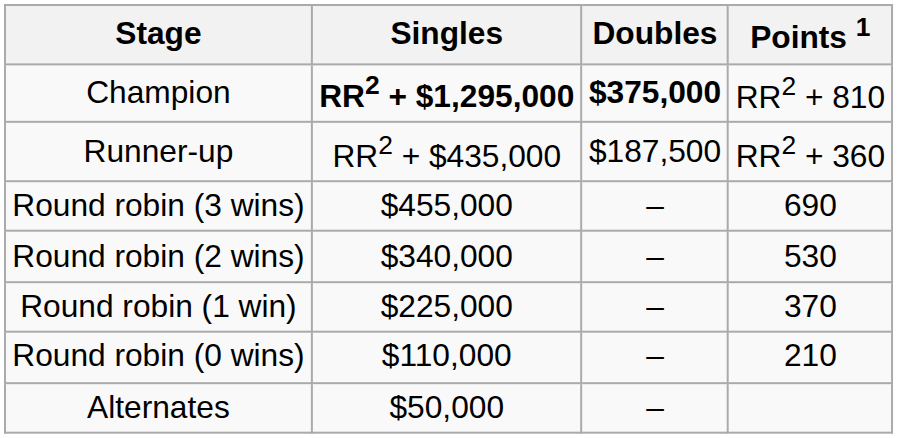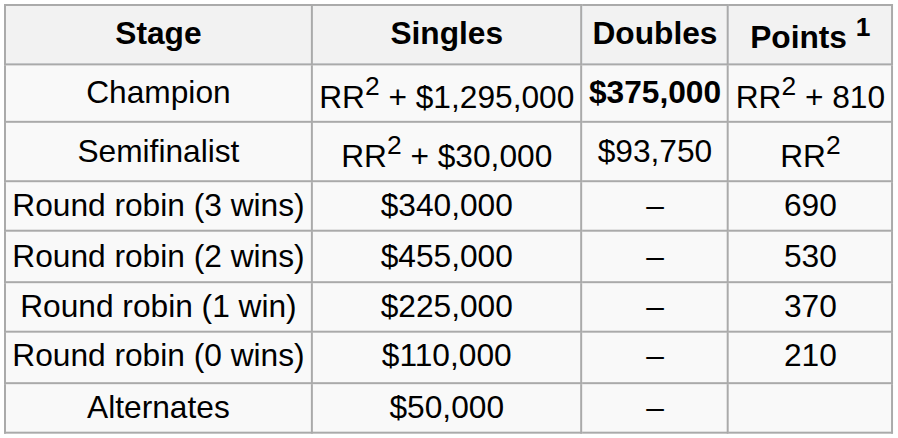(447, 92) bold -> (447, 92) normal
- row: (158, 151)
+ row: (158, 151)
(447, 206) $455,000 -> (447, 206) $340,000
(447, 256) $340,000 -> (447, 256) $455,000
